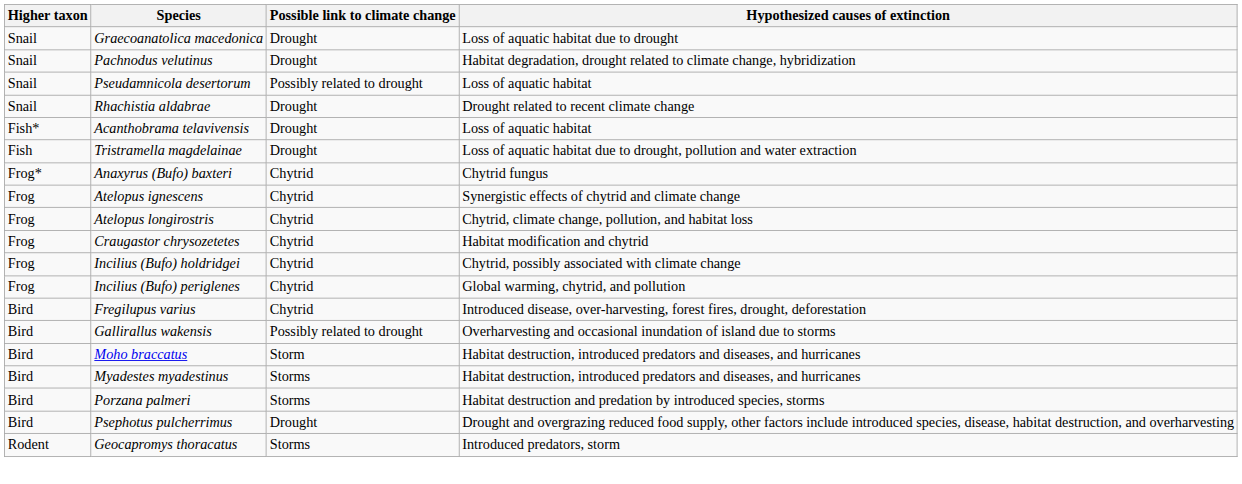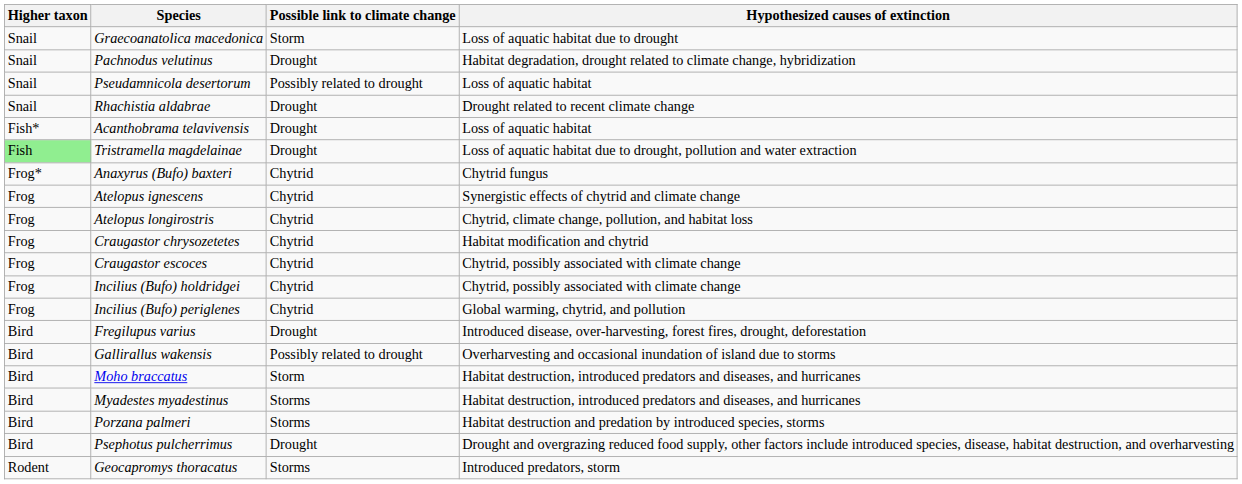(293, 38) Drought -> (287, 38) Storm
(20, 151) no background -> (20, 151) lightgreen background
+ row: (151, 264)
(292, 309) Chytrid -> (293, 331) Drought
